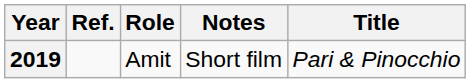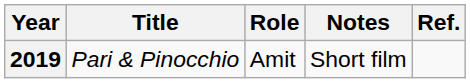columns swapped: (376, 22) <-> (93, 22)
